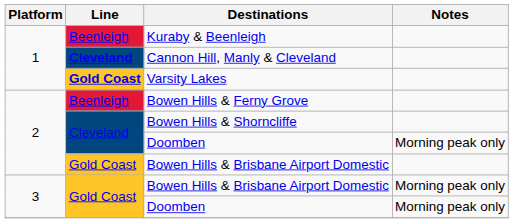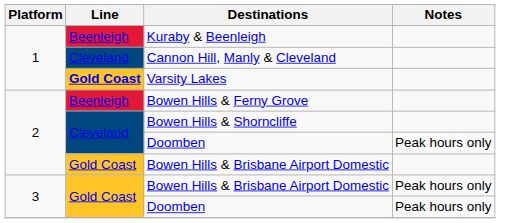(101, 57) bold -> (99, 57) normal
(450, 143) Morning peak only -> (443, 143) Peak hours only
(450, 185) Morning peak only -> (443, 185) Peak hours only
(450, 206) Morning peak only -> (443, 206) Peak hours only
